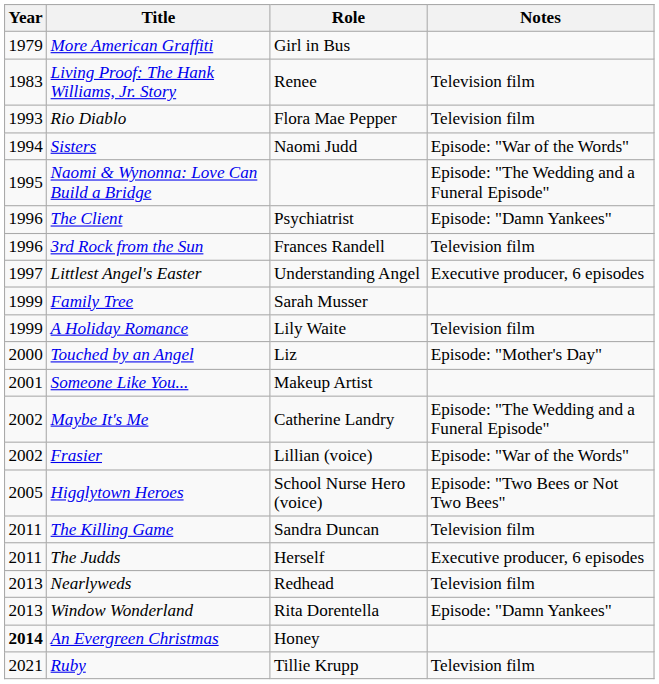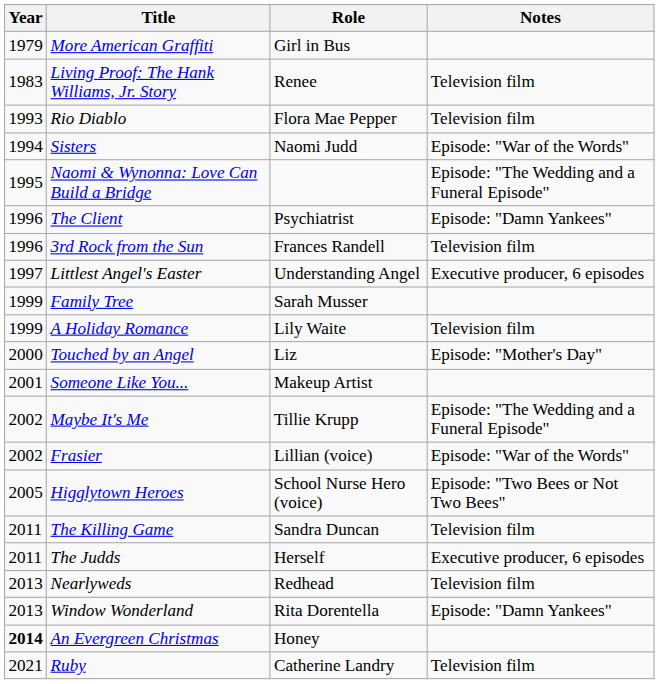(334, 419) Catherine Landry -> (316, 419) Tillie Krupp
(316, 665) Tillie Krupp -> (334, 665) Catherine Landry
